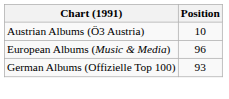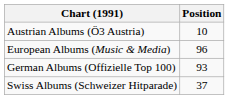+ row: (92, 85)
